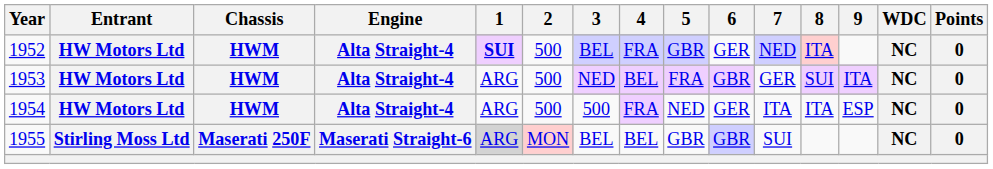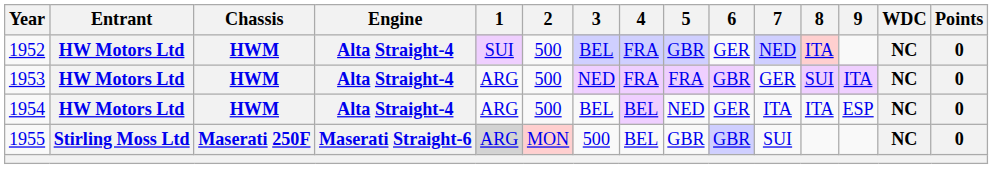(499, 49) bold -> (499, 49) normal
(641, 79) BEL -> (641, 79) FRA
(596, 109) 500 -> (596, 109) BEL
(641, 109) FRA -> (641, 109) BEL
(596, 139) BEL -> (596, 139) 500
